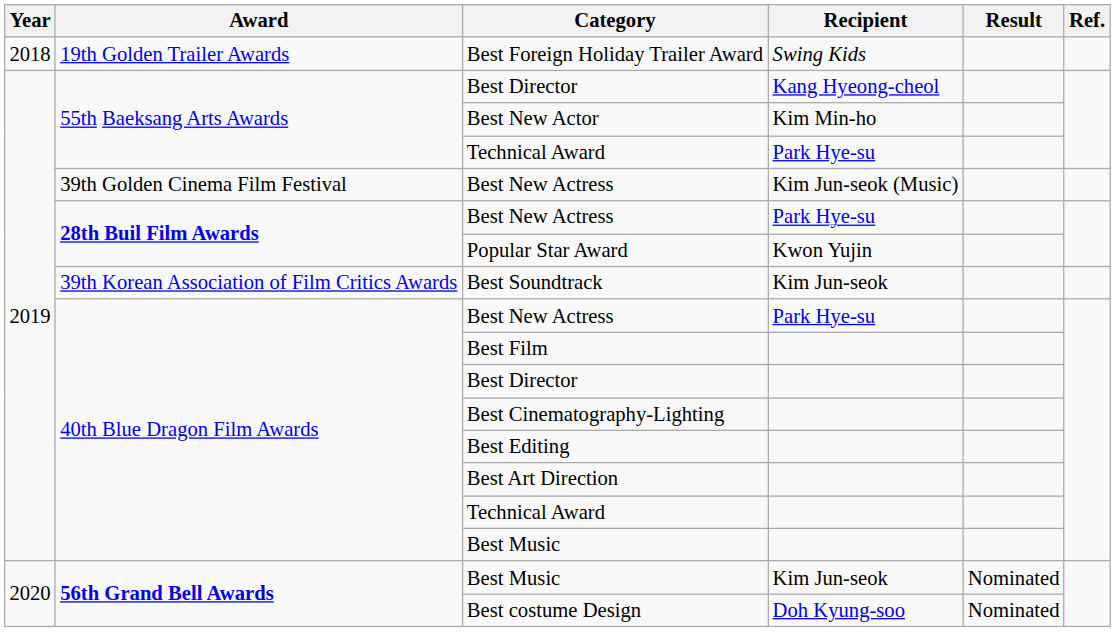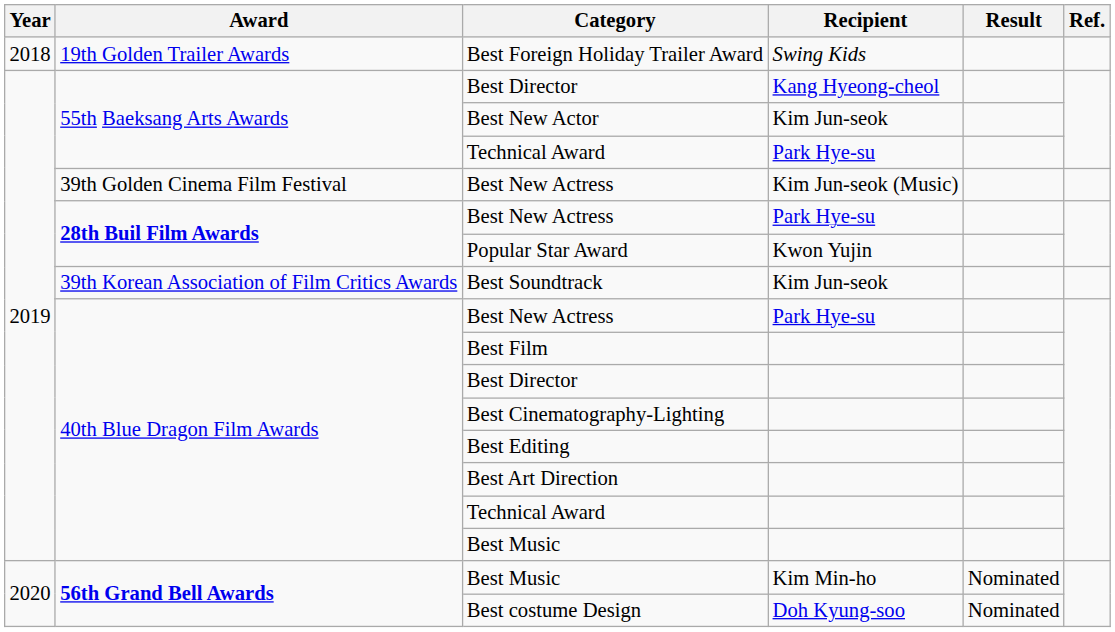(824, 119) Kim Min-ho -> (830, 119) Kim Jun-seok
(830, 577) Kim Jun-seok -> (824, 577) Kim Min-ho
